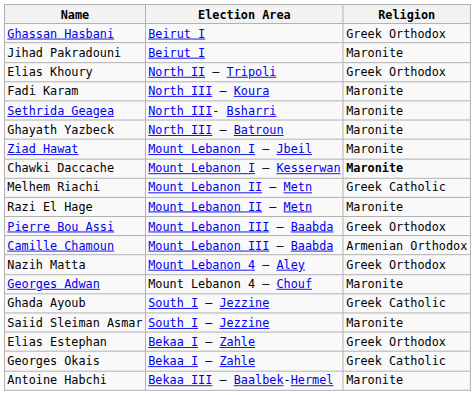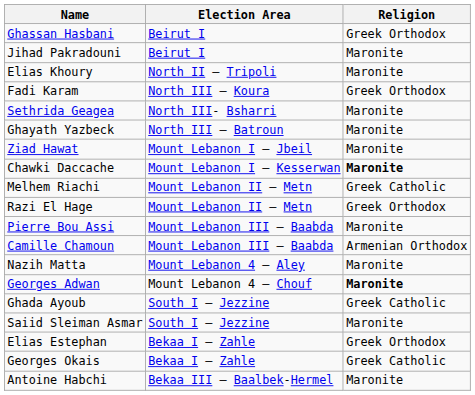(396, 72) Greek Orthodox -> (375, 72) Maronite
(375, 91) Maronite -> (396, 91) Greek Orthodox
(375, 207) Maronite -> (396, 207) Greek Orthodox
(396, 226) Greek Orthodox -> (375, 226) Maronite
(396, 265) Greek Orthodox -> (375, 265) Maronite
(375, 284) normal -> (375, 284) bold
